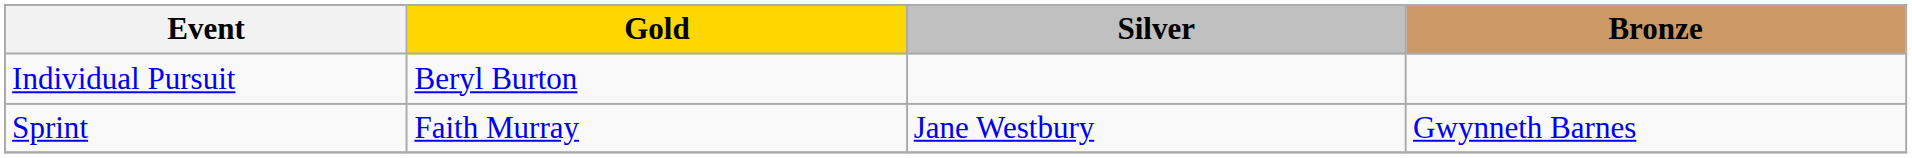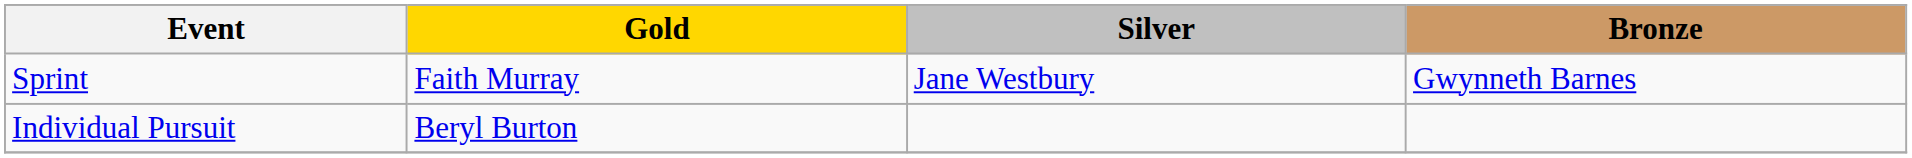rows swapped: (50, 127) <-> (124, 78)
